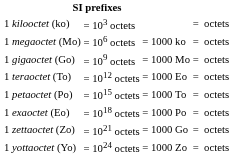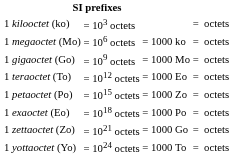(164, 94) = 1000 To -> (165, 94) = 1000 Zo
(165, 147) = 1000 Zo -> (164, 147) = 1000 To
